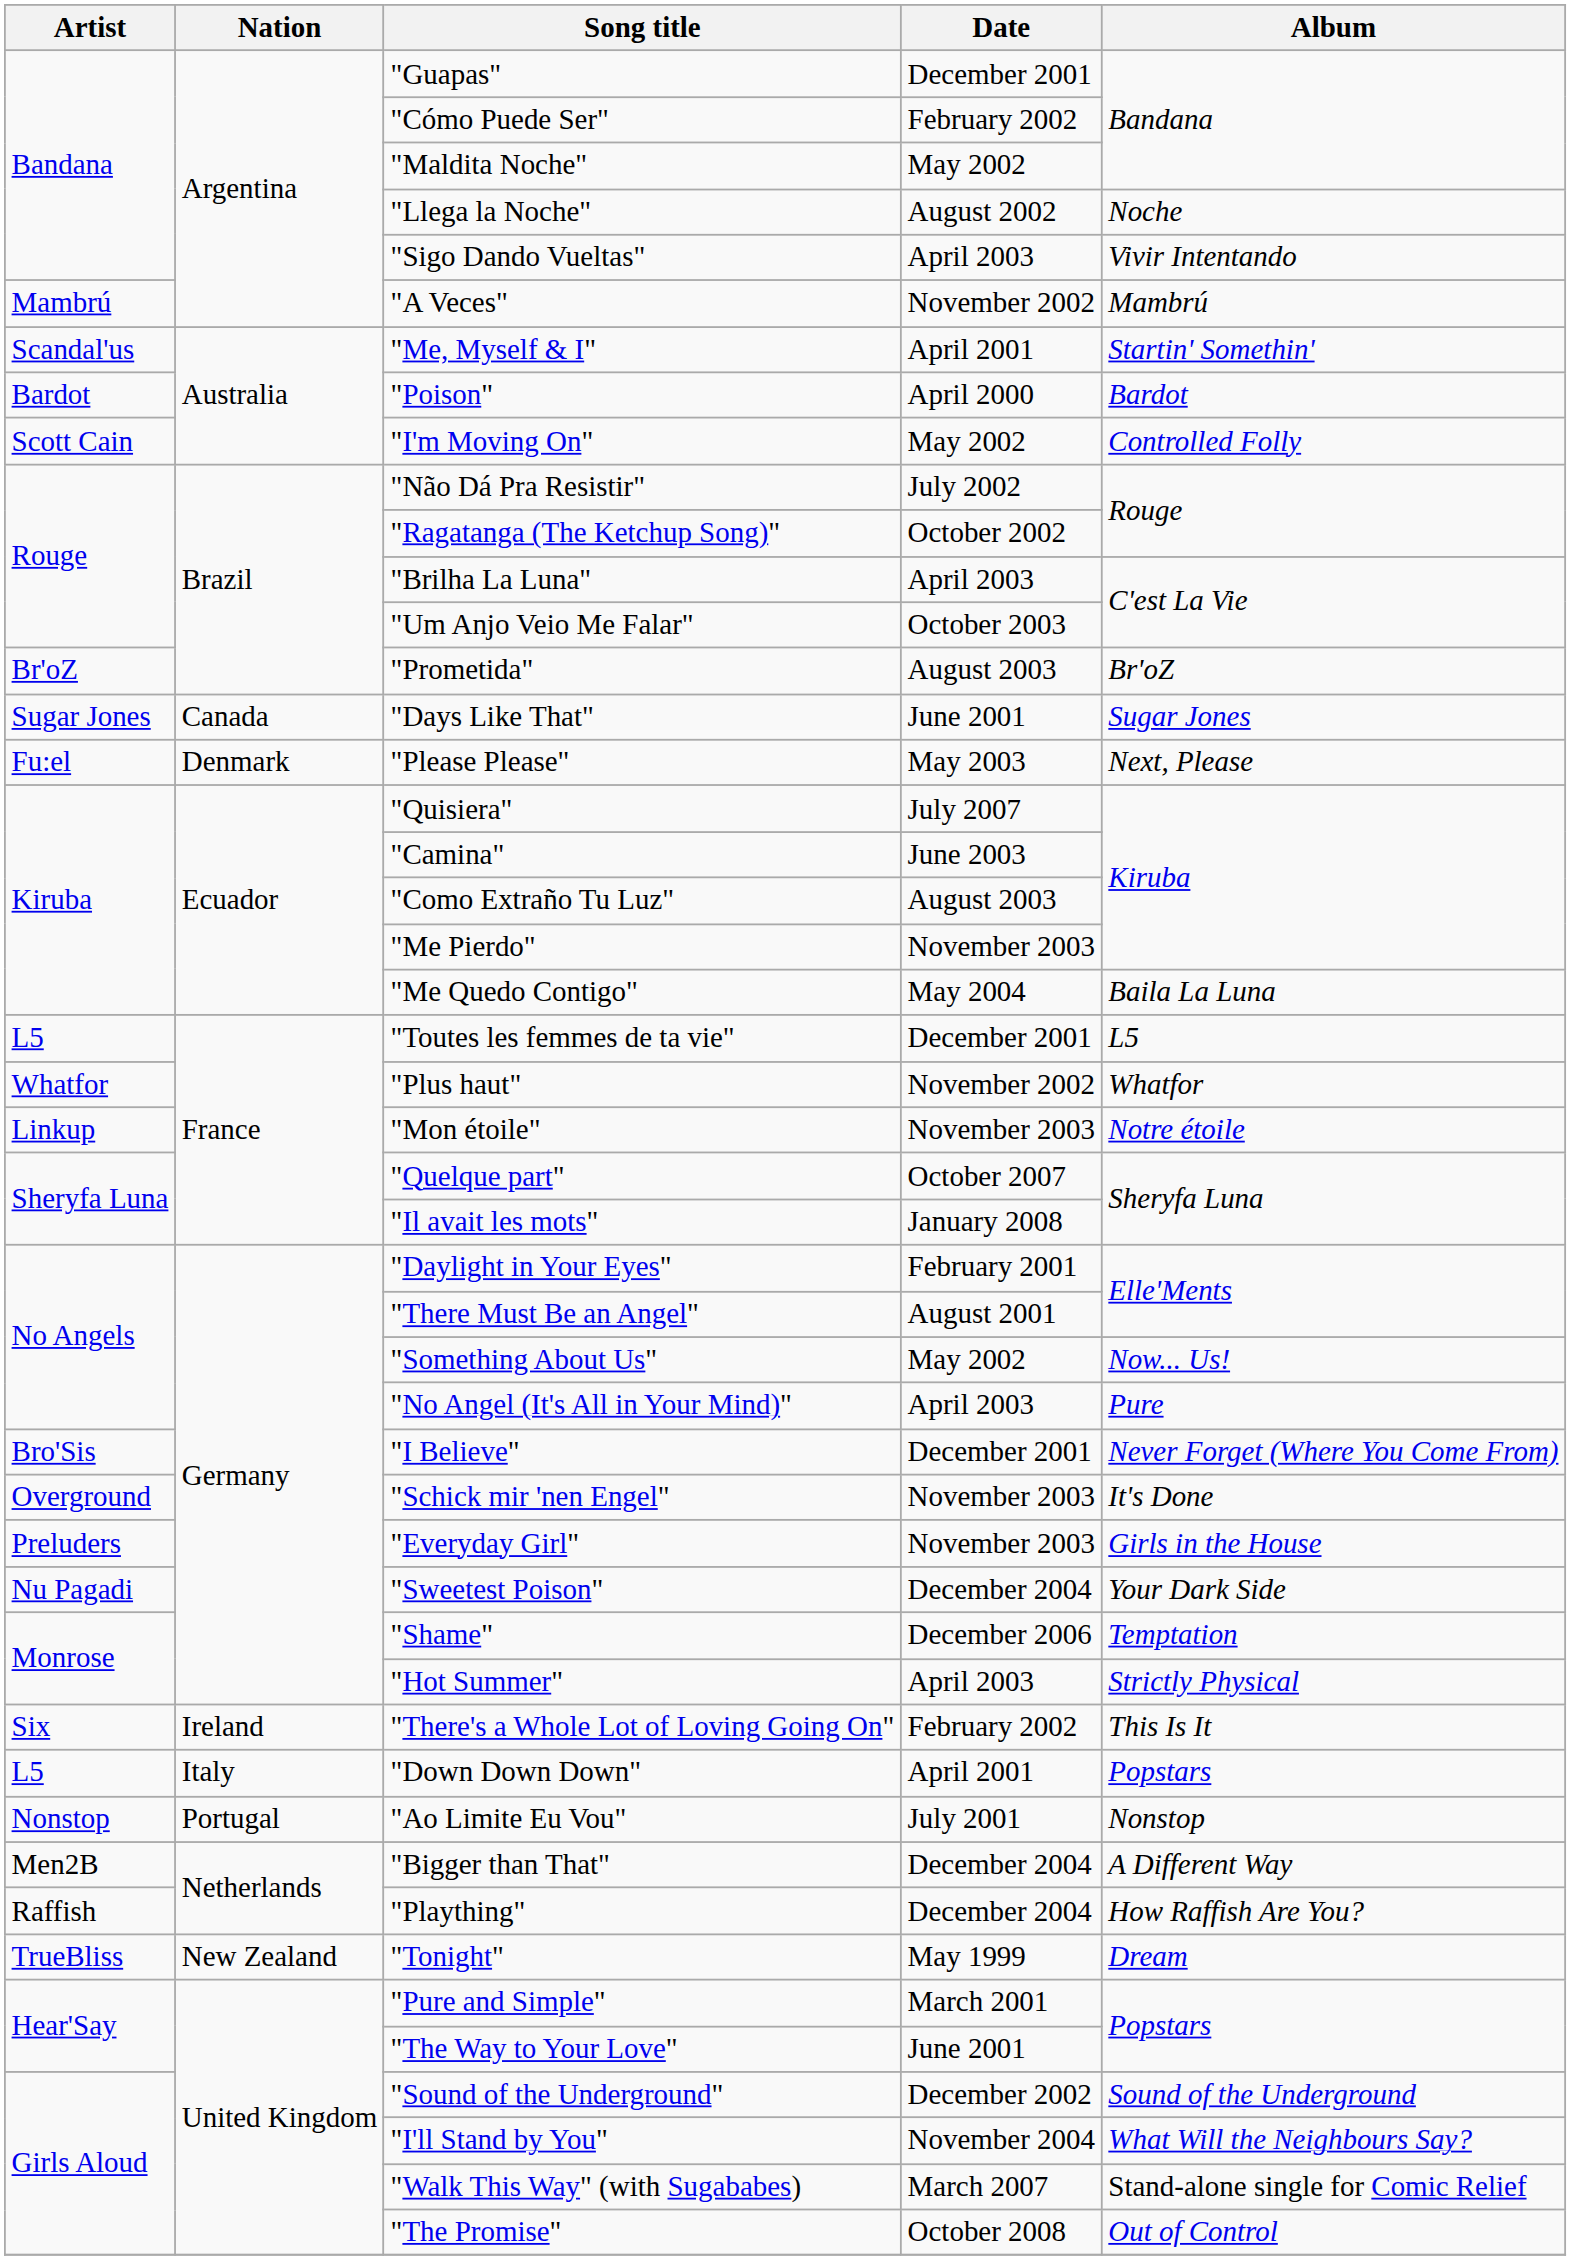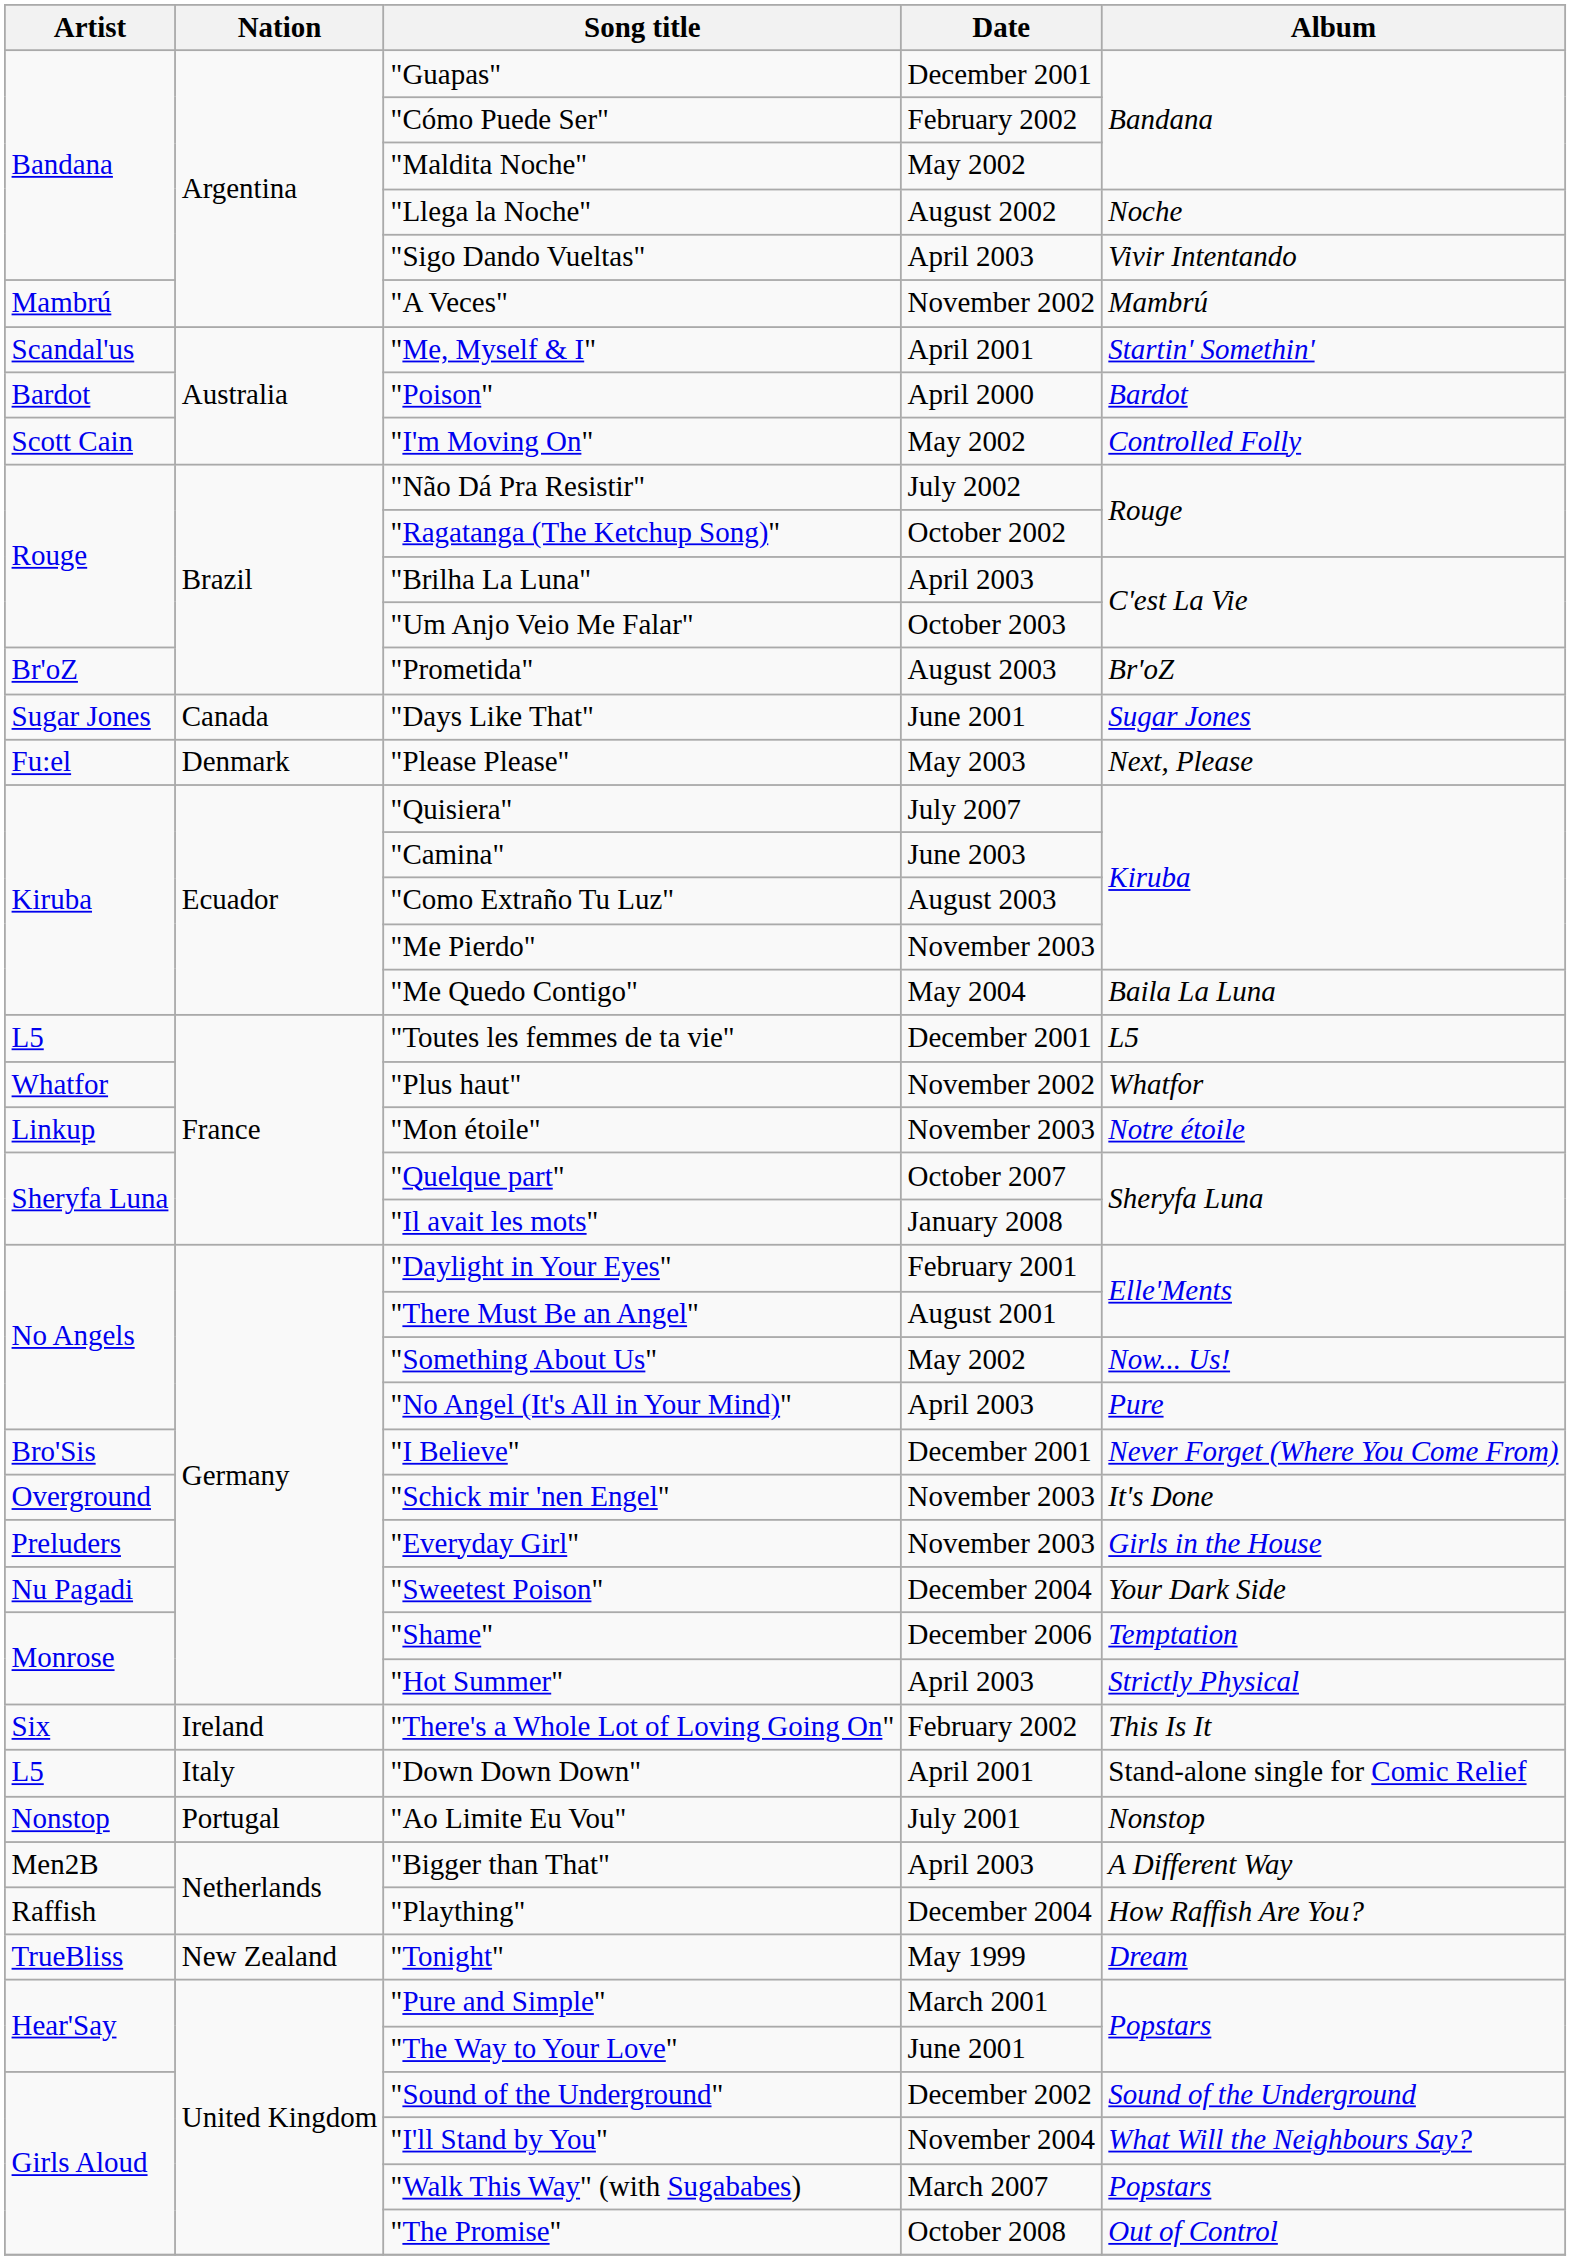(1160, 1772) Popstars -> (1317, 1772) Stand-alone single for Comic Relief
(1000, 1864) December 2004 -> (971, 1864) April 2003
(1317, 2186) Stand-alone single for Comic Relief -> (1160, 2186) Popstars
